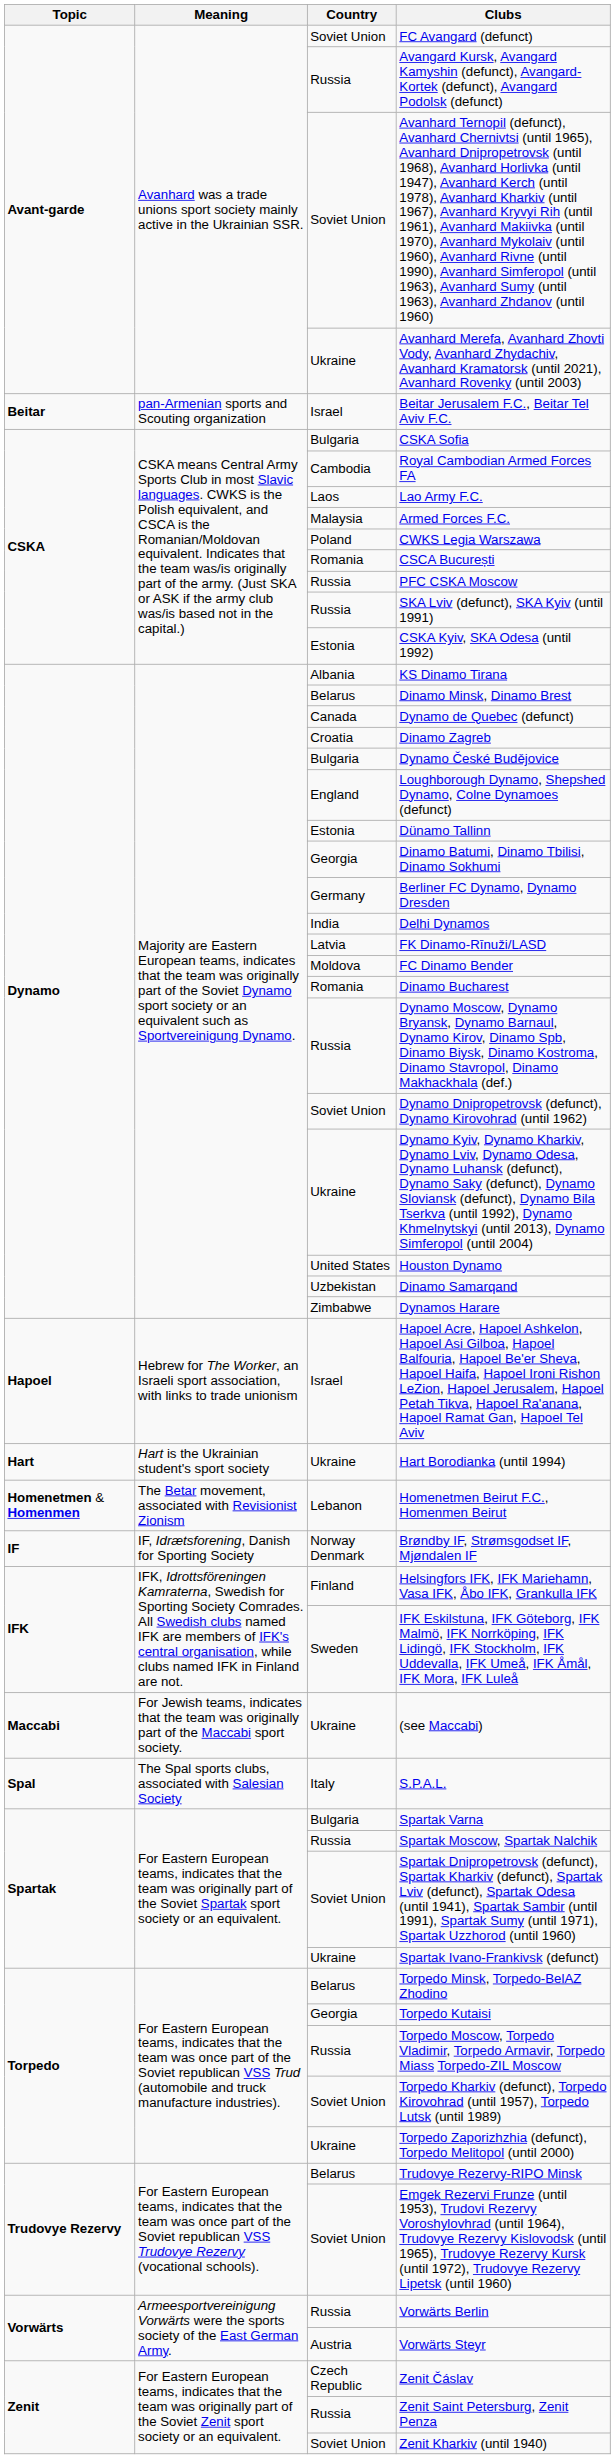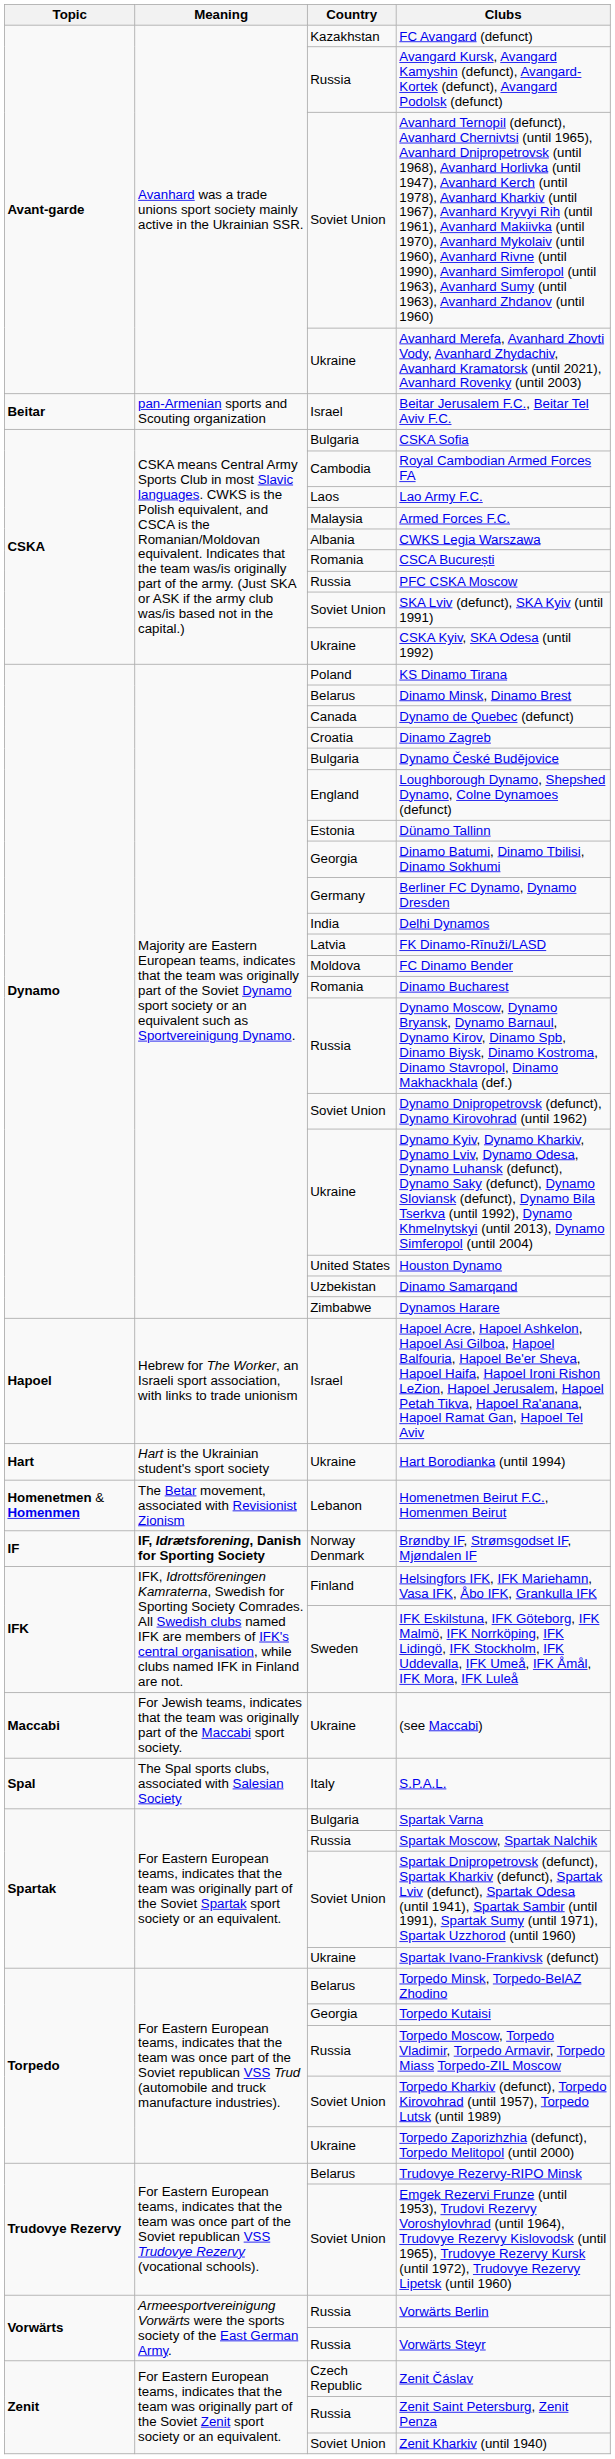(348, 36) Soviet Union -> (345, 36) Kazakhstan
(331, 539) Poland -> (332, 539) Albania
(331, 610) Russia -> (348, 610) Soviet Union
(332, 646) Estonia -> (333, 646) Ukraine
(332, 674) Albania -> (331, 674) Poland
(214, 1548) normal -> (220, 1548) bold
(331, 2344) Austria -> (331, 2344) Russia
